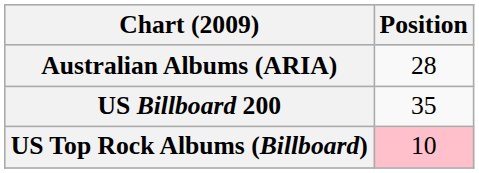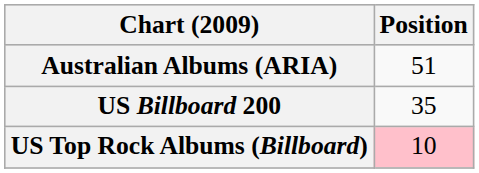(424, 65) 28 -> (424, 65) 51
